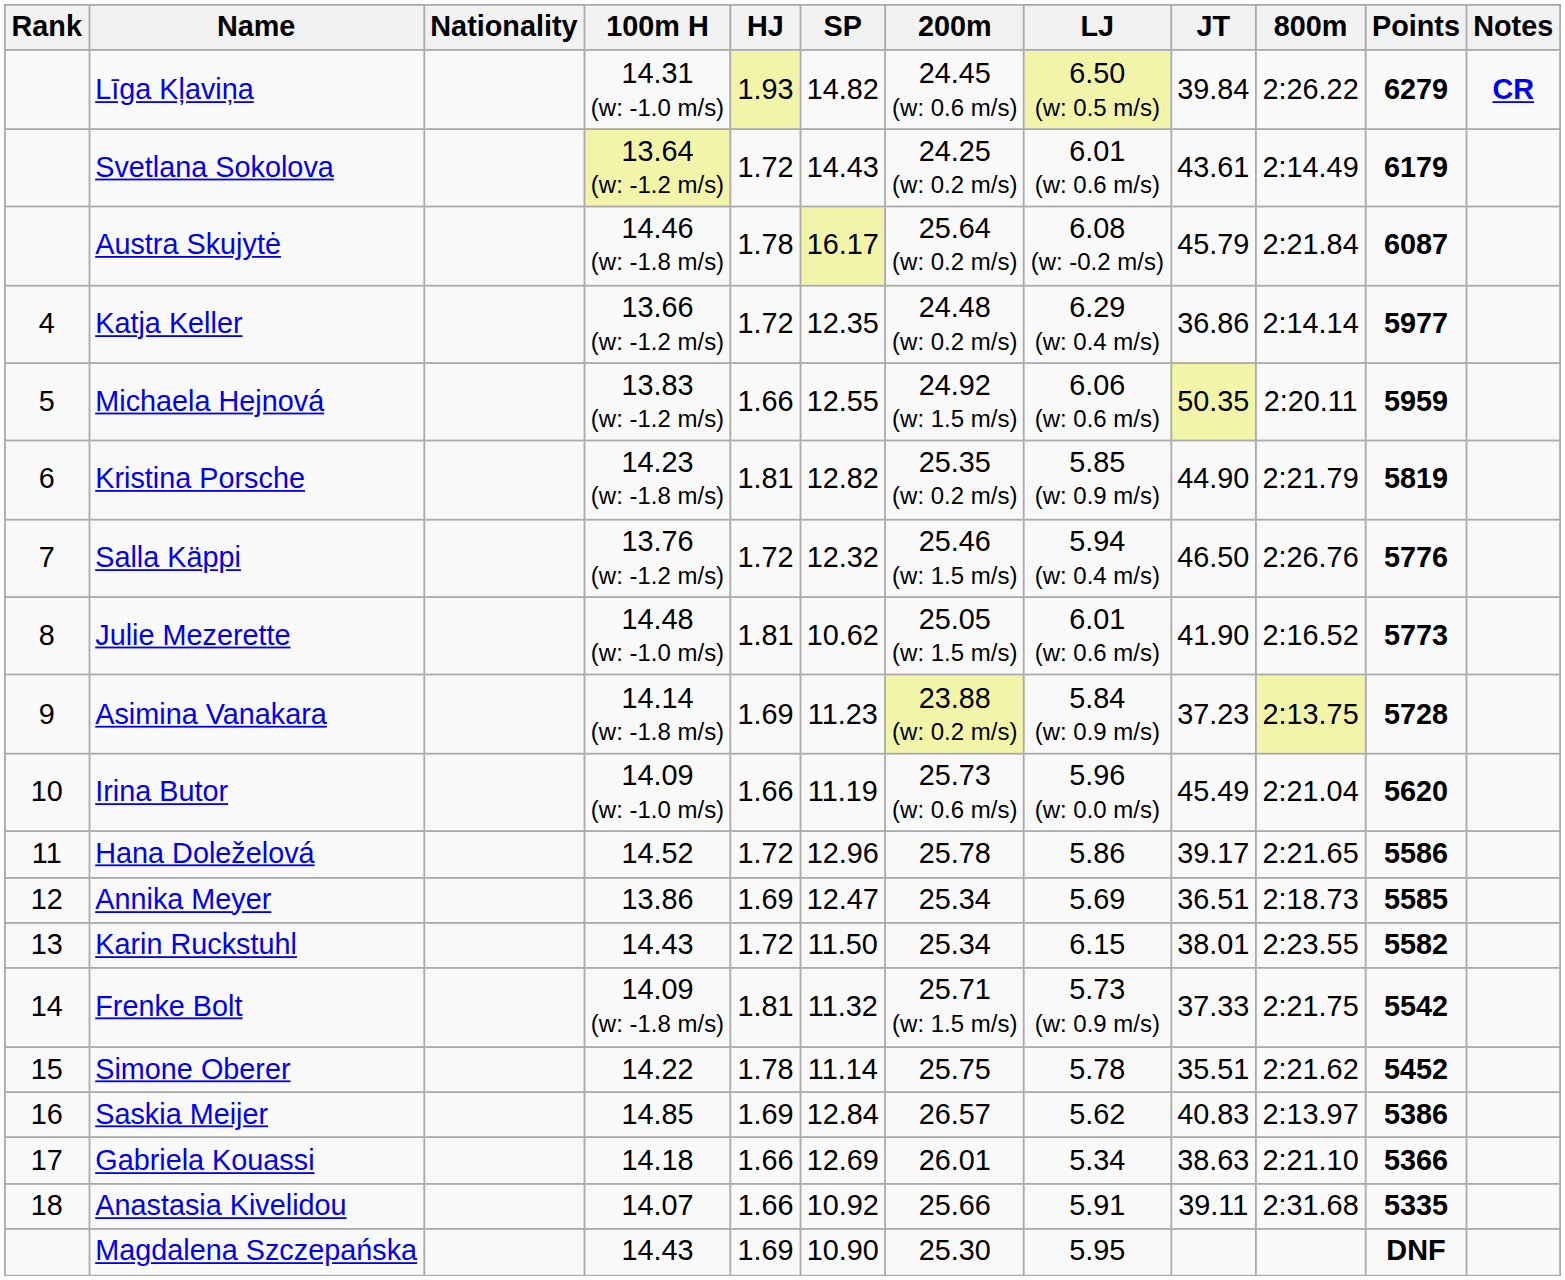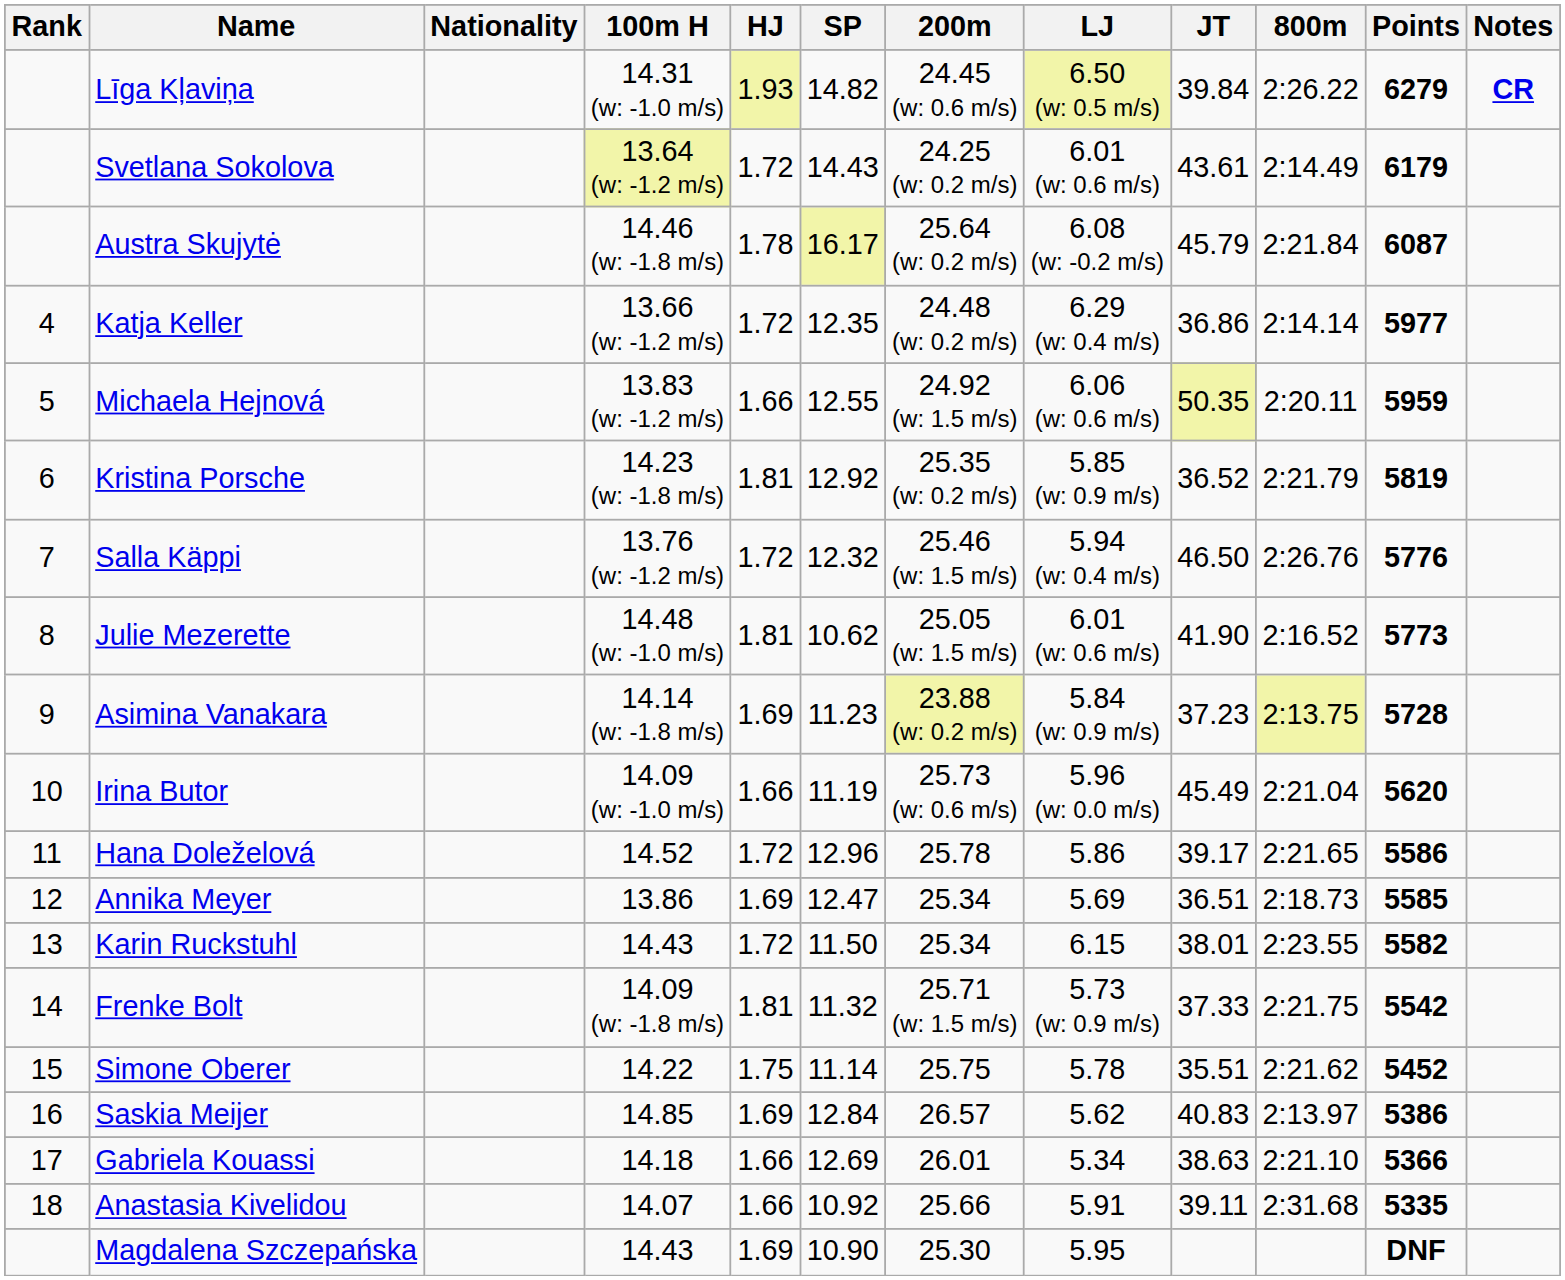(843, 479) 12.82 -> (843, 479) 12.92
(1213, 479) 44.90 -> (1213, 479) 36.52
(765, 1068) 1.78 -> (765, 1068) 1.75
